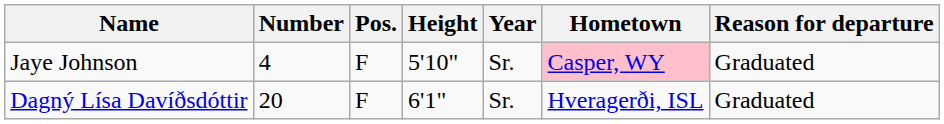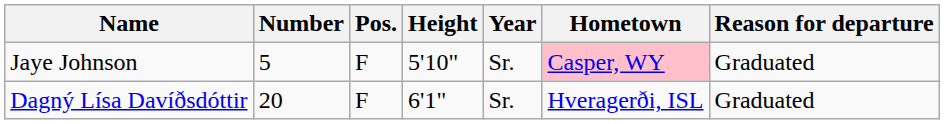(265, 61) 4 -> (265, 61) 5
